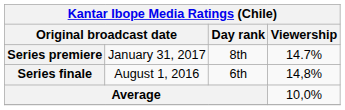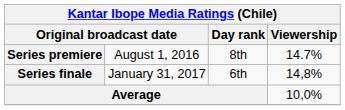(157, 54) January 31, 2017 -> (157, 54) August 1, 2016
(157, 74) August 1, 2016 -> (157, 74) January 31, 2017
